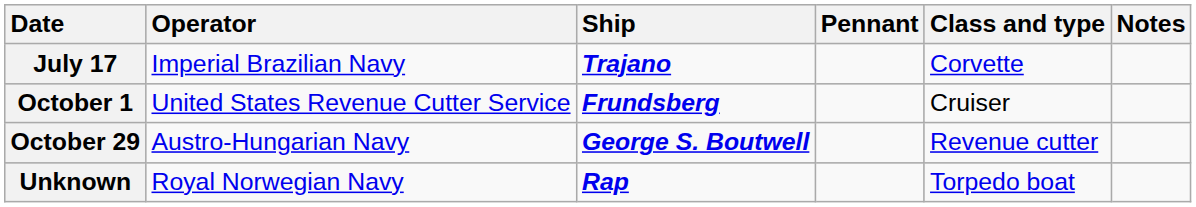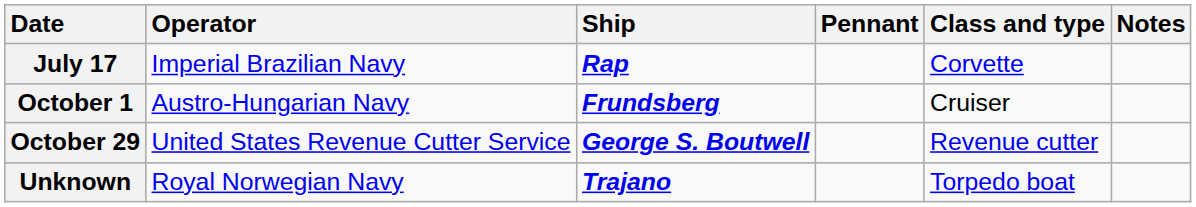(627, 63) Trajano -> (605, 63) Rap
(361, 102) United States Revenue Cutter Service -> (280, 102) Austro-Hungarian Navy
(280, 142) Austro-Hungarian Navy -> (361, 142) United States Revenue Cutter Service
(605, 181) Rap -> (627, 181) Trajano
